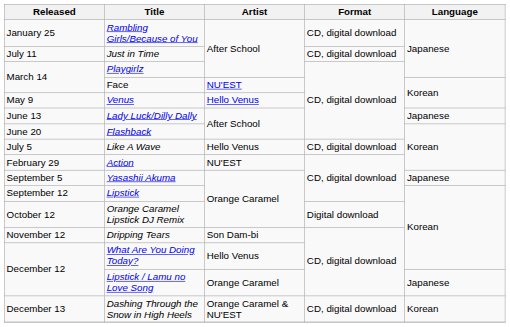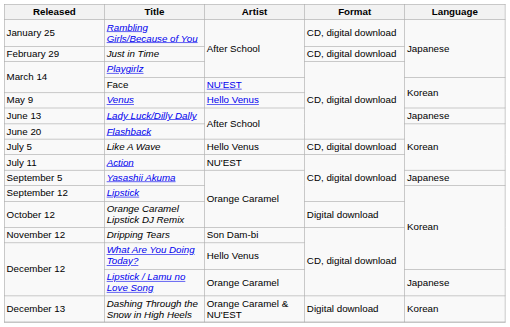(22, 54) July 11 -> (33, 54) February 29
(33, 162) February 29 -> (22, 162) July 11
(352, 309) CD, digital download -> (343, 309) Digital download
